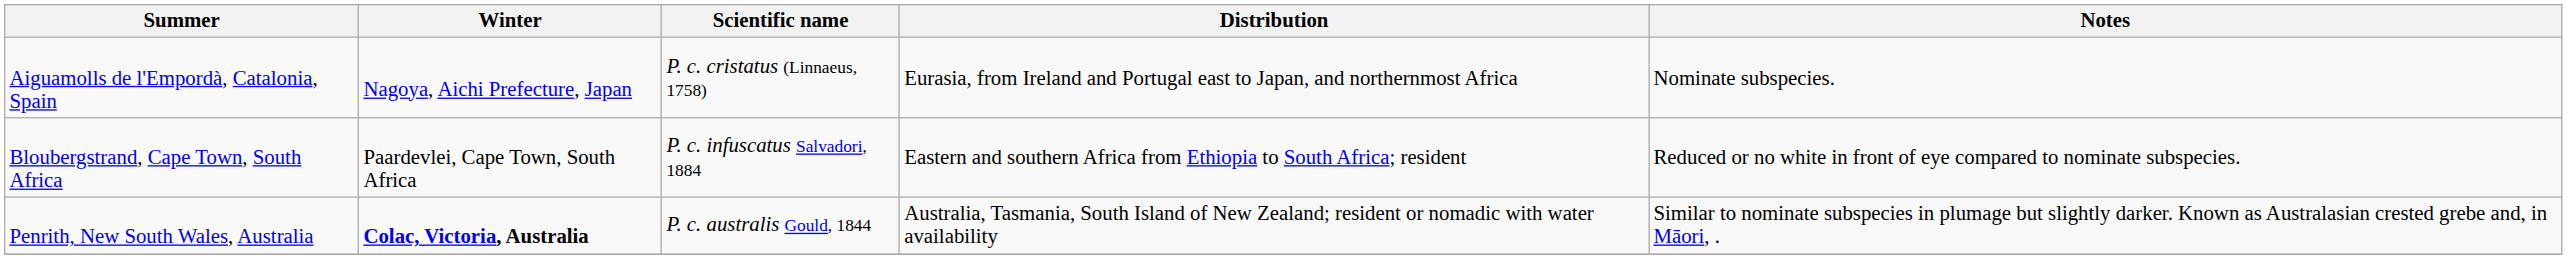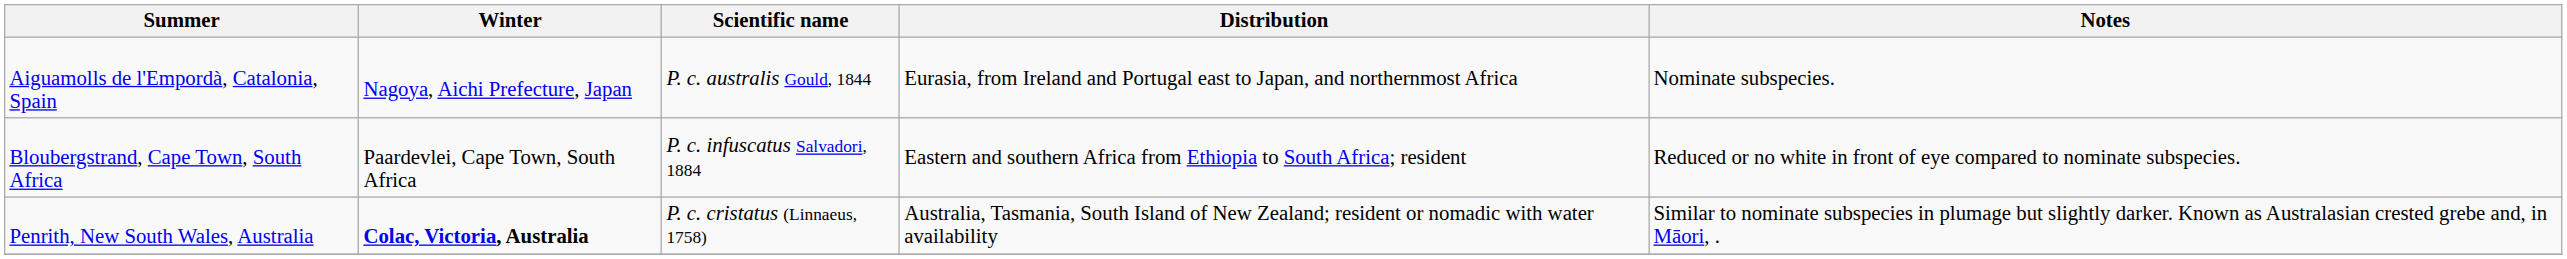(762, 77) P. c. cristatus (Linnaeus, 1758) -> (769, 77) P. c. australis Gould, 1844
(769, 225) P. c. australis Gould, 1844 -> (762, 225) P. c. cristatus (Linnaeus, 1758)
